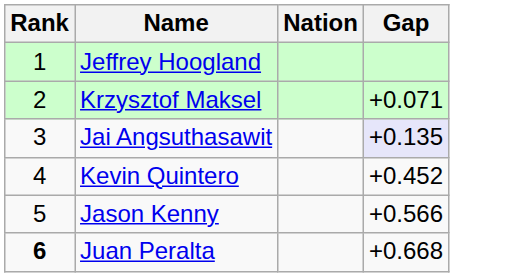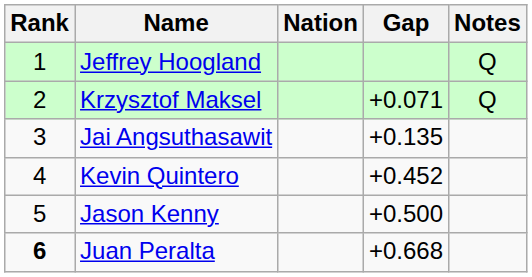+ column: (487, 23)
(406, 137) lavender background -> (406, 137) no background
(406, 213) +0.566 -> (406, 213) +0.500
